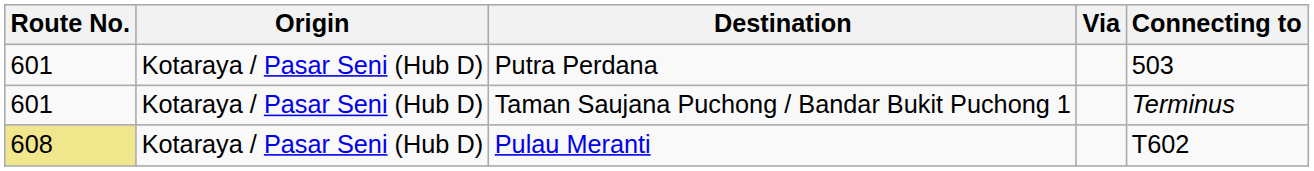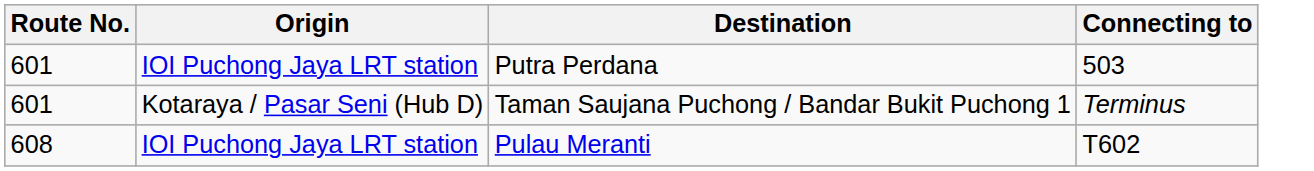- column: (1101, 24)
(312, 64) Kotaraya / Pasar Seni (Hub D) -> (310, 64) IOI Puchong Jaya LRT station
(32, 144) khaki background -> (32, 144) no background
(312, 144) Kotaraya / Pasar Seni (Hub D) -> (310, 144) IOI Puchong Jaya LRT station
